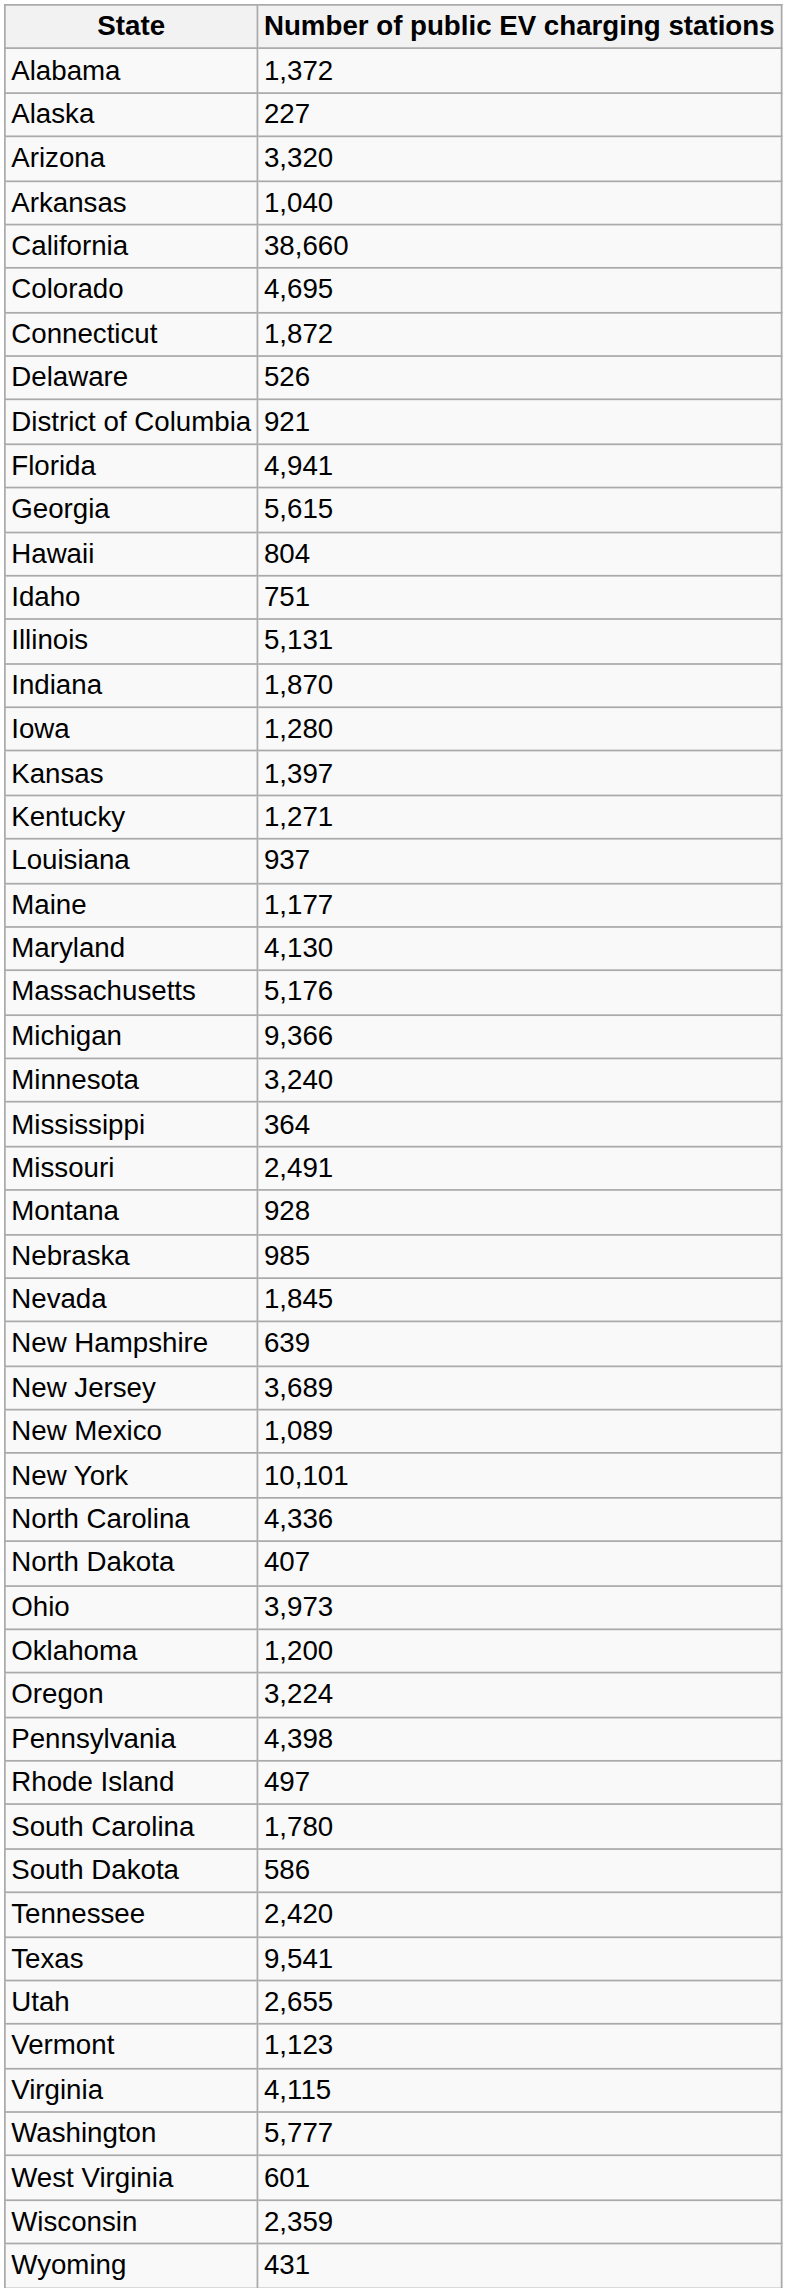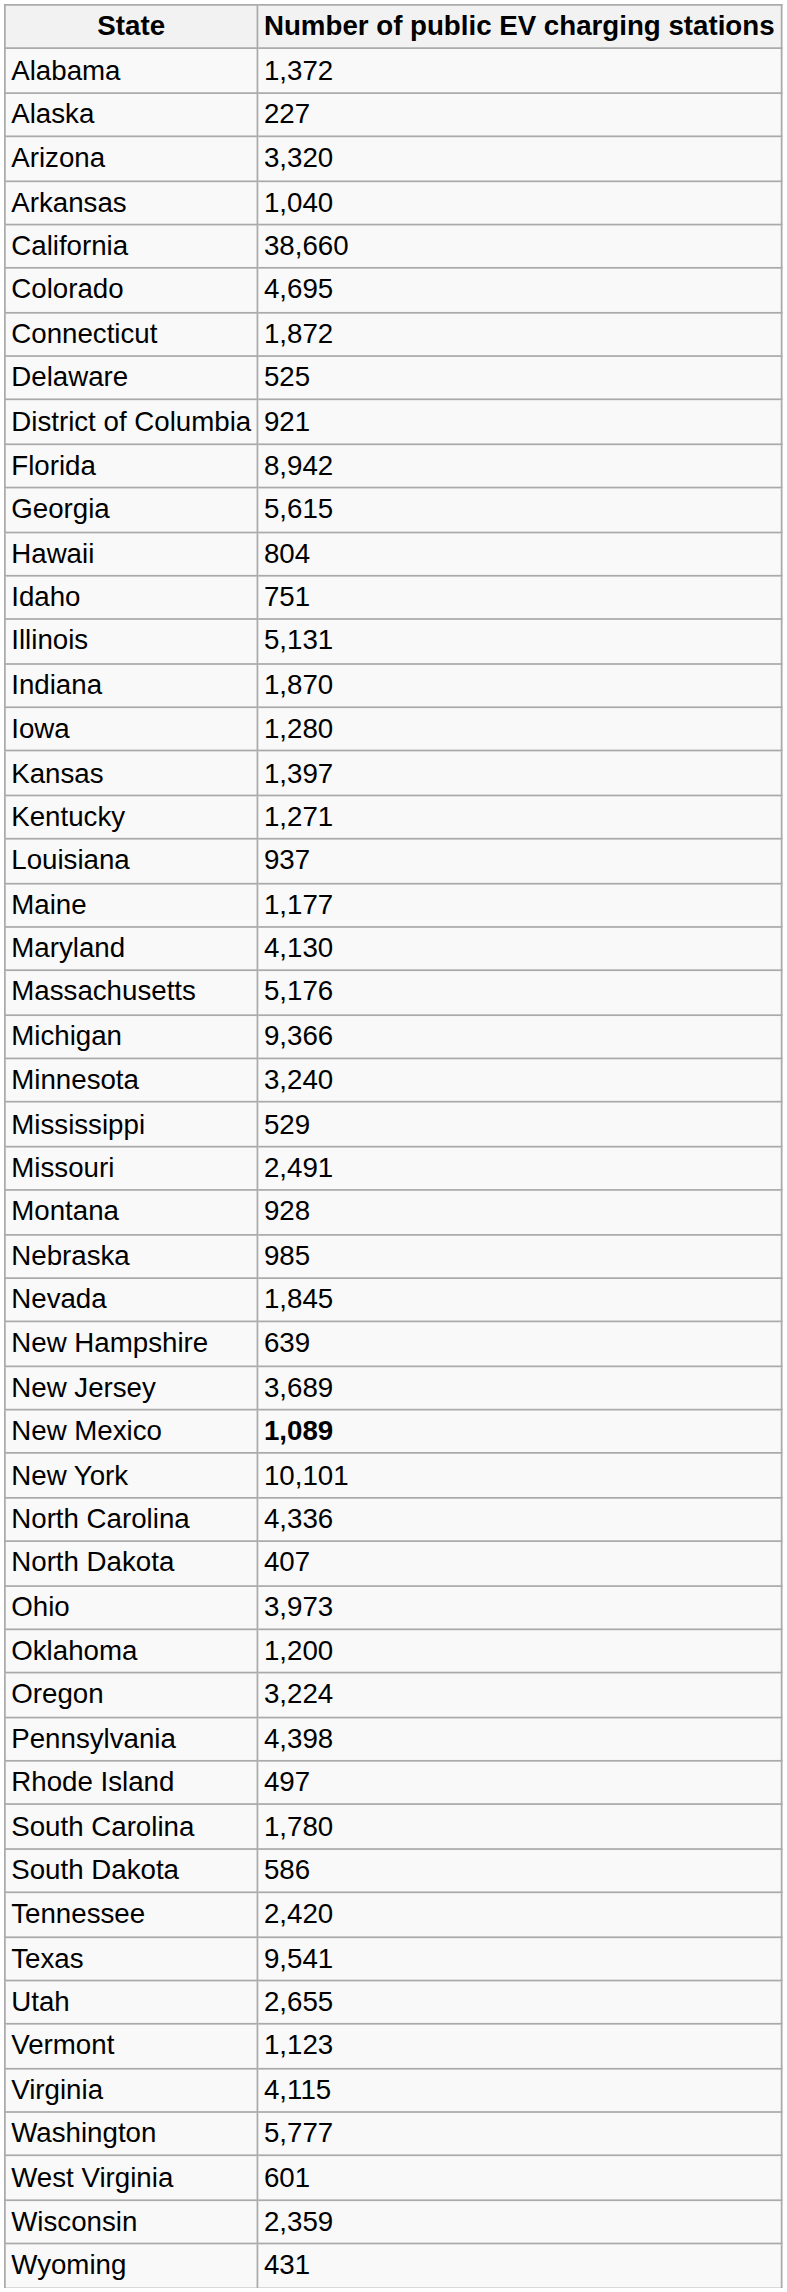(287, 377) 526 -> (287, 377) 525
(299, 465) 4,941 -> (299, 465) 8,942
(287, 1123) 364 -> (287, 1123) 529
(299, 1431) normal -> (299, 1431) bold
